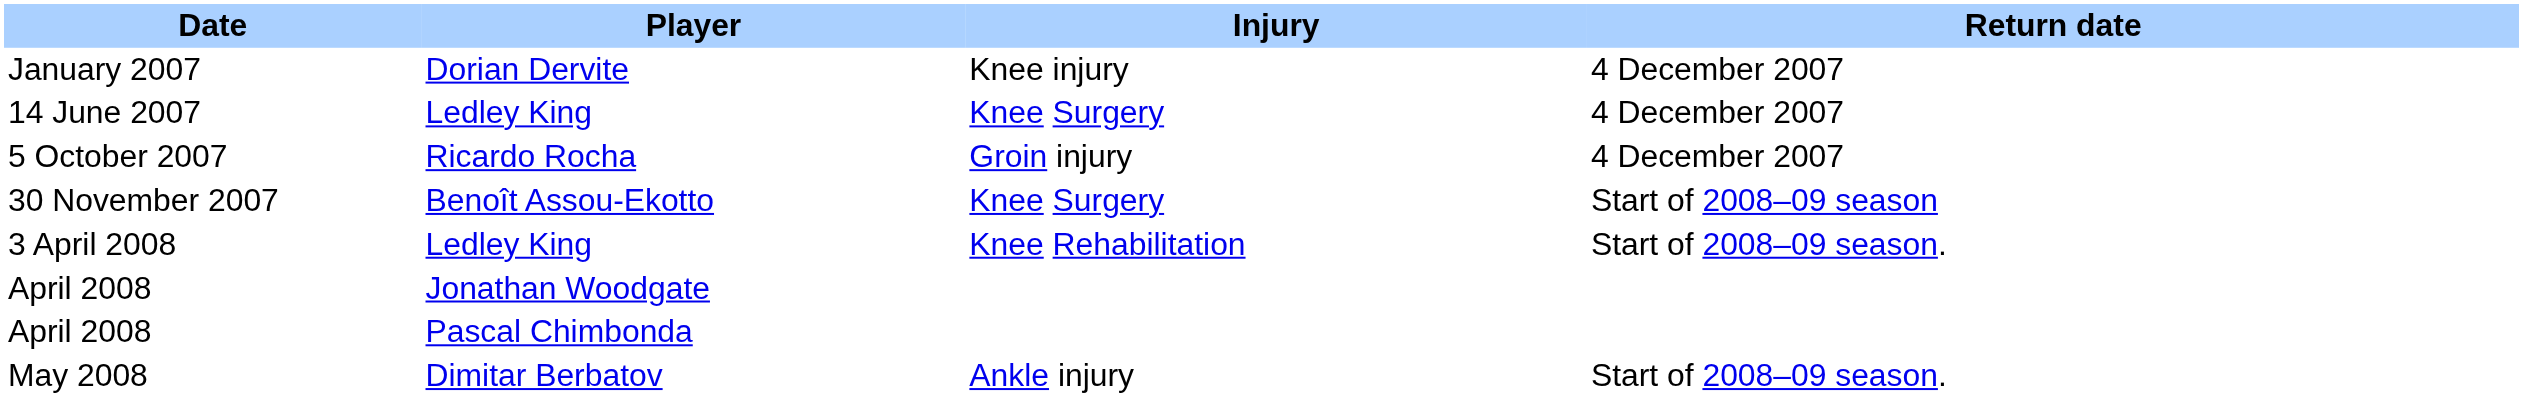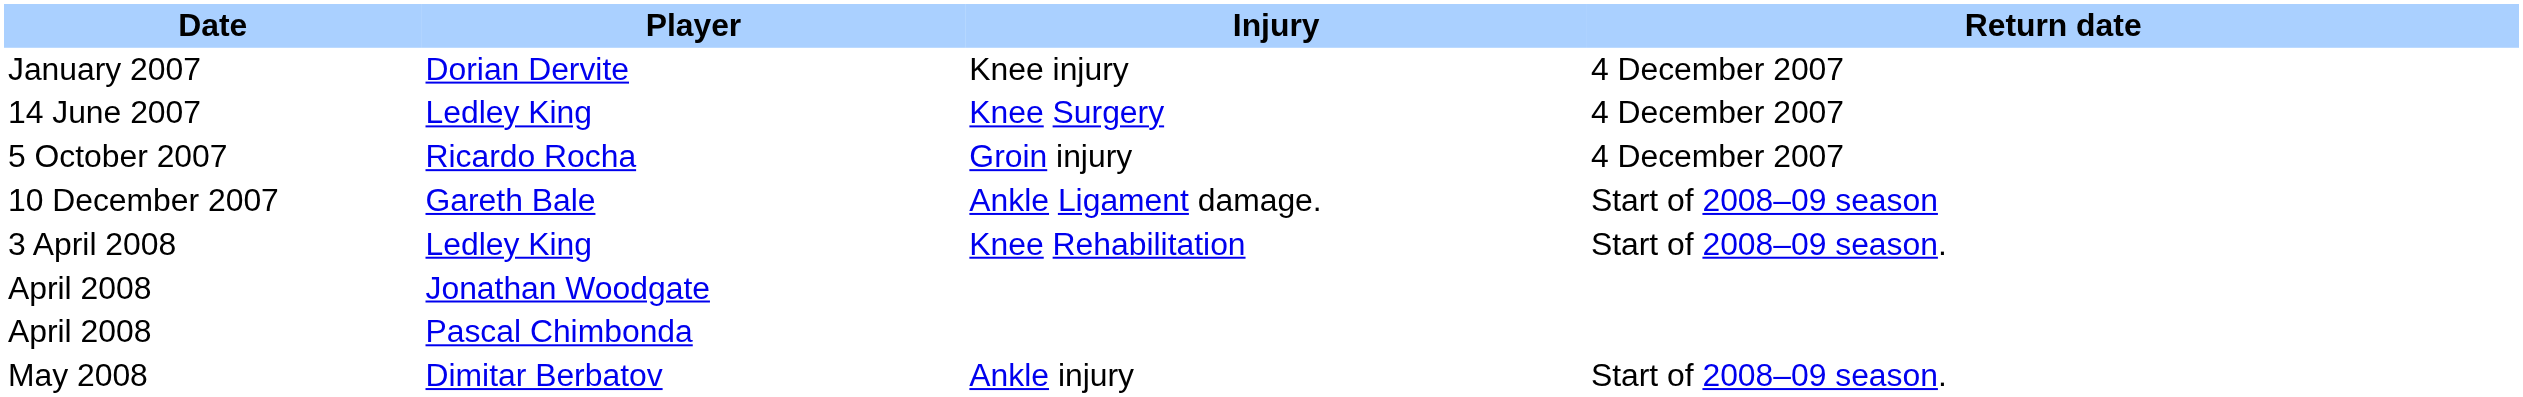- row: (143, 200)
+ row: (143, 200)
